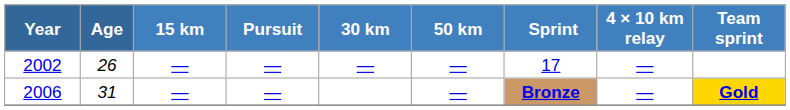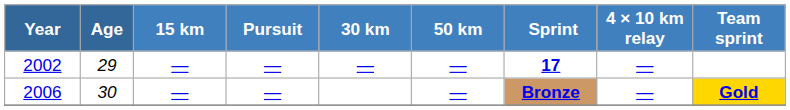(107, 65) 26 -> (107, 65) 29
(551, 65) normal -> (551, 65) bold
(107, 92) 31 -> (107, 92) 30
